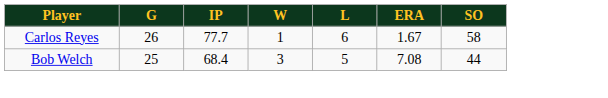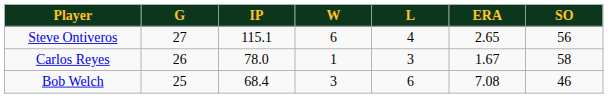+ row: (73, 37)
(216, 37) 77.7 -> (257, 59) 78.0
(345, 37) 6 -> (410, 59) 3
(345, 59) 5 -> (410, 81) 6
(474, 59) 44 -> (564, 81) 46
